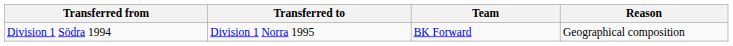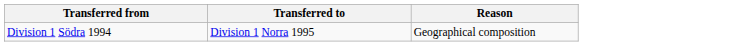- column: (486, 13)
